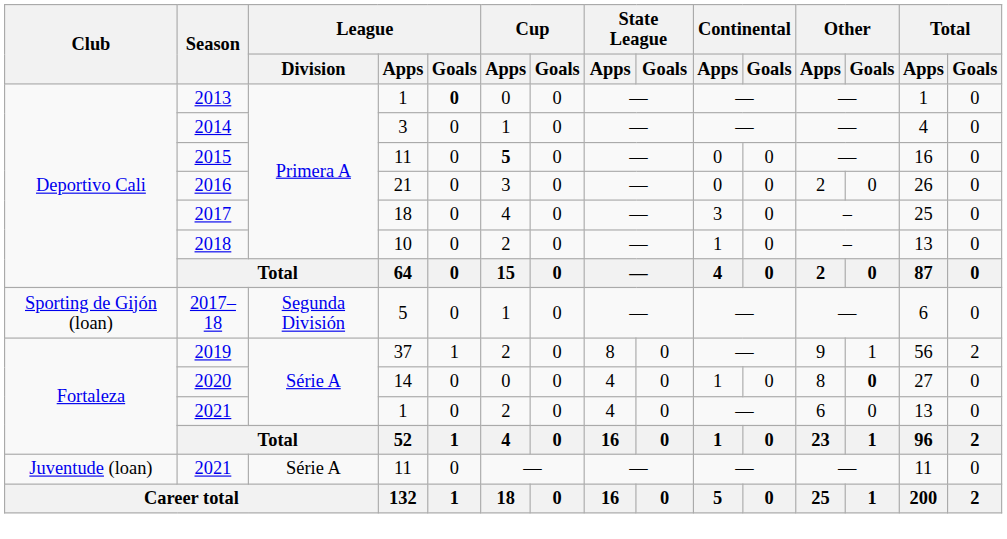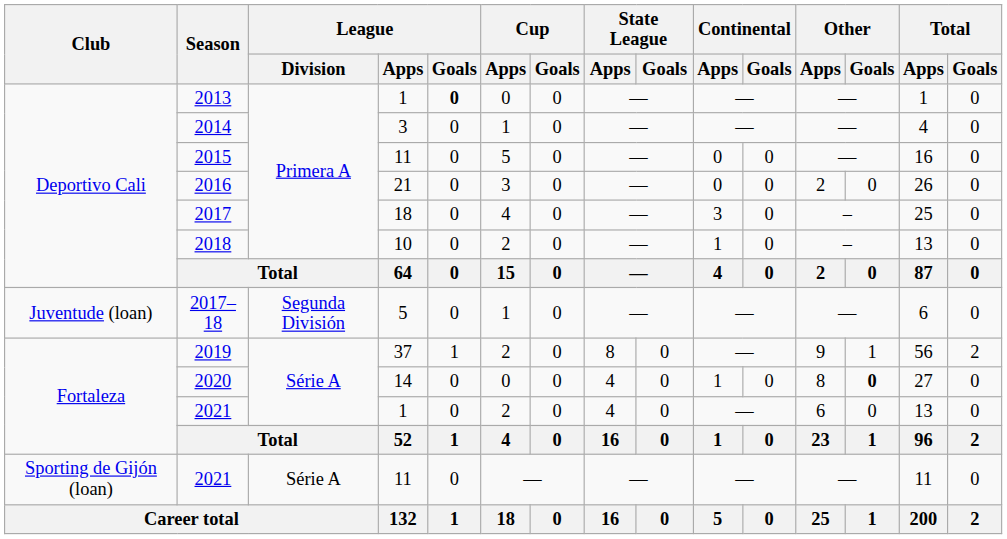(506, 156) bold -> (506, 156) normal
(91, 312) Sporting de Gijón (loan) -> (91, 312) Juventude (loan)
(91, 469) Juventude (loan) -> (91, 479) Sporting de Gijón (loan)
